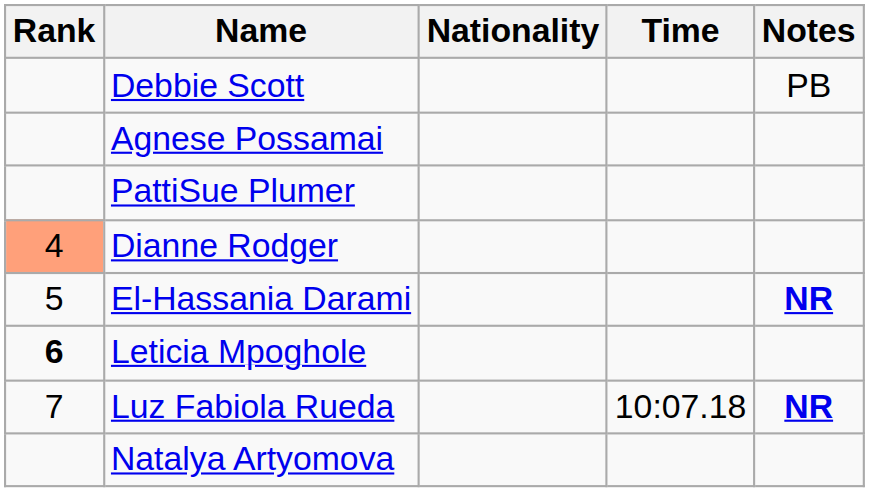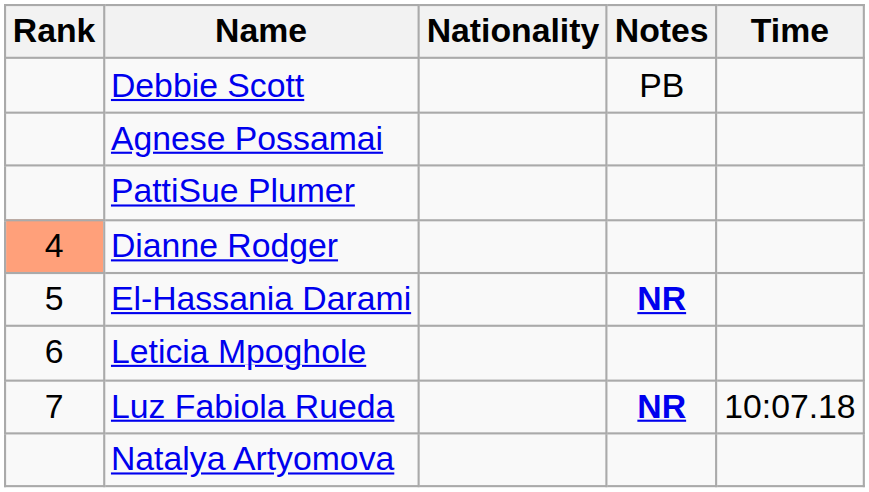columns swapped: (681, 31) <-> (809, 31)
(54, 352) bold -> (54, 352) normal
